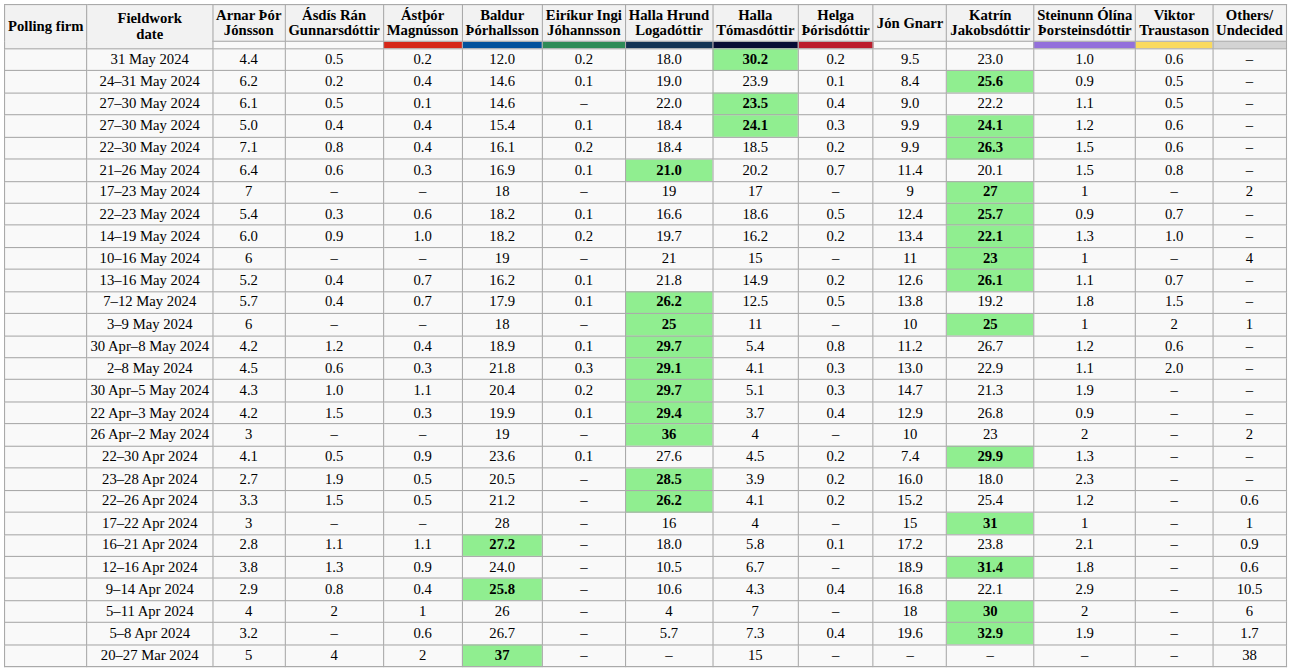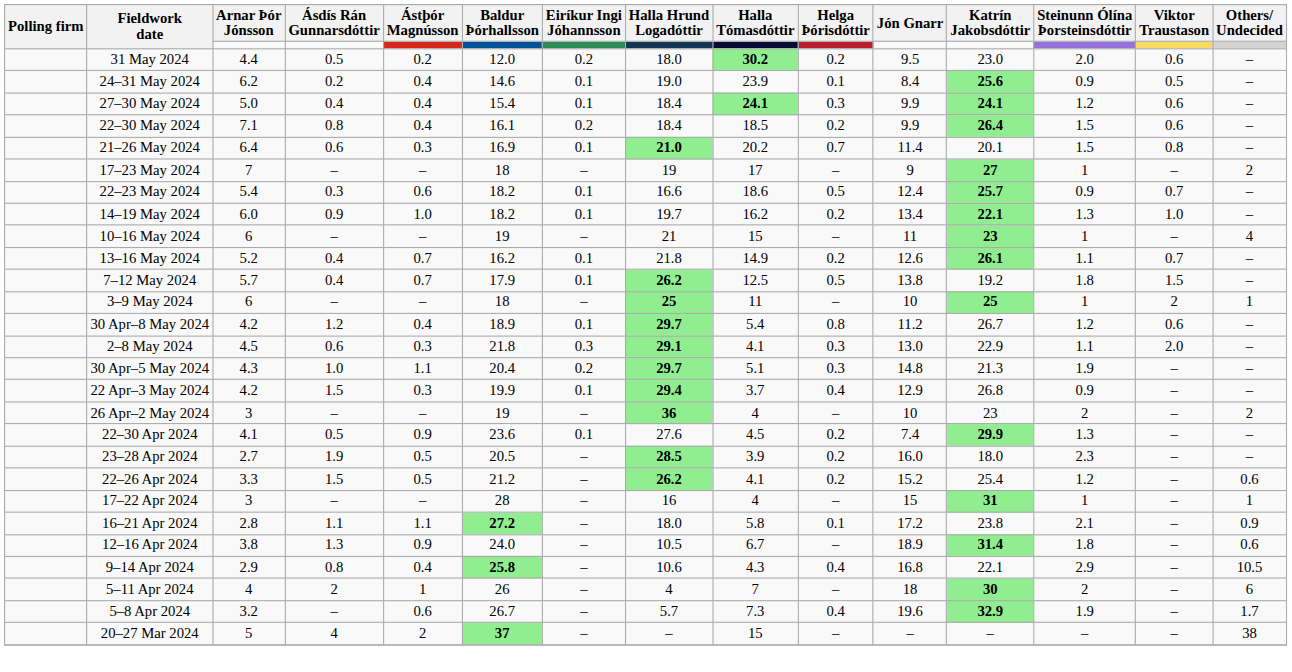(1085, 59) 1.0 -> (1085, 59) 2.0
- row: (150, 103)
(990, 147) 26.3 -> (990, 125) 26.4
(584, 235) 0.2 -> (584, 213) 0.1
(910, 390) 14.7 -> (910, 368) 14.8
